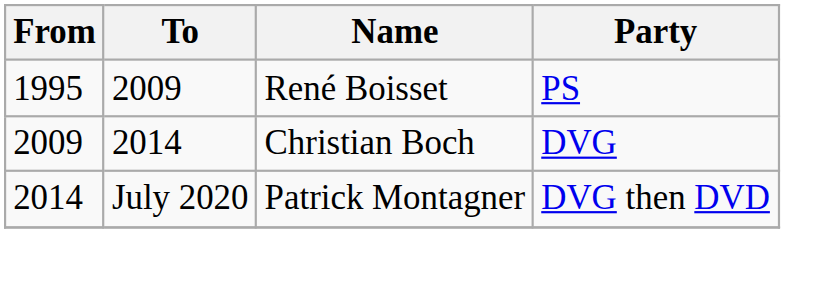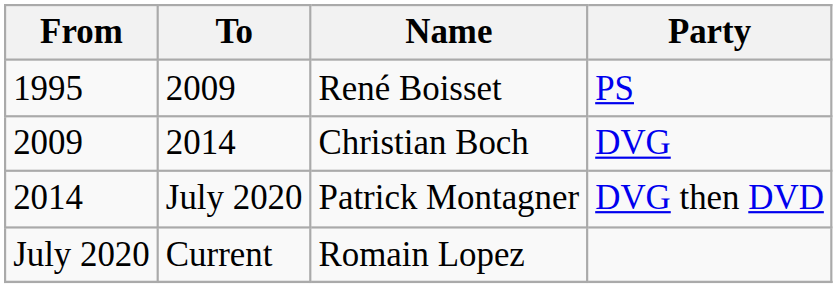+ row: (219, 253)
